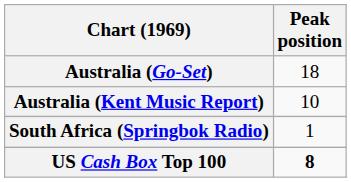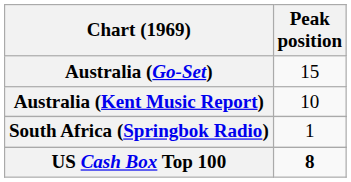(310, 71) 18 -> (310, 71) 15
